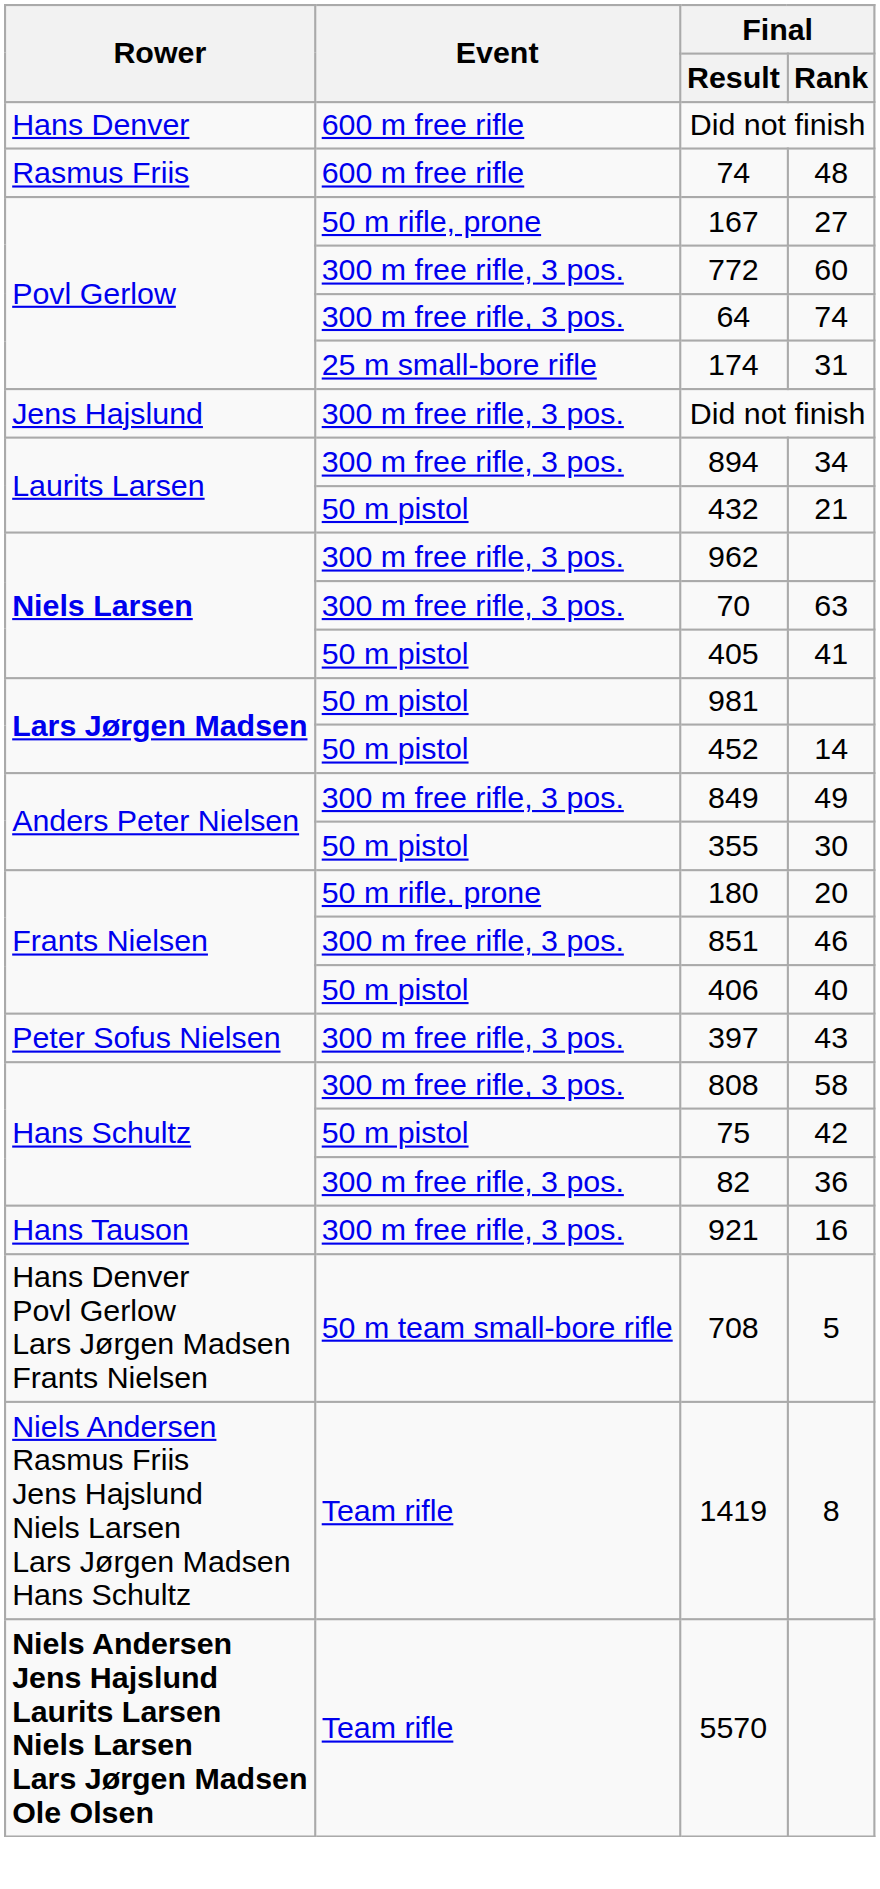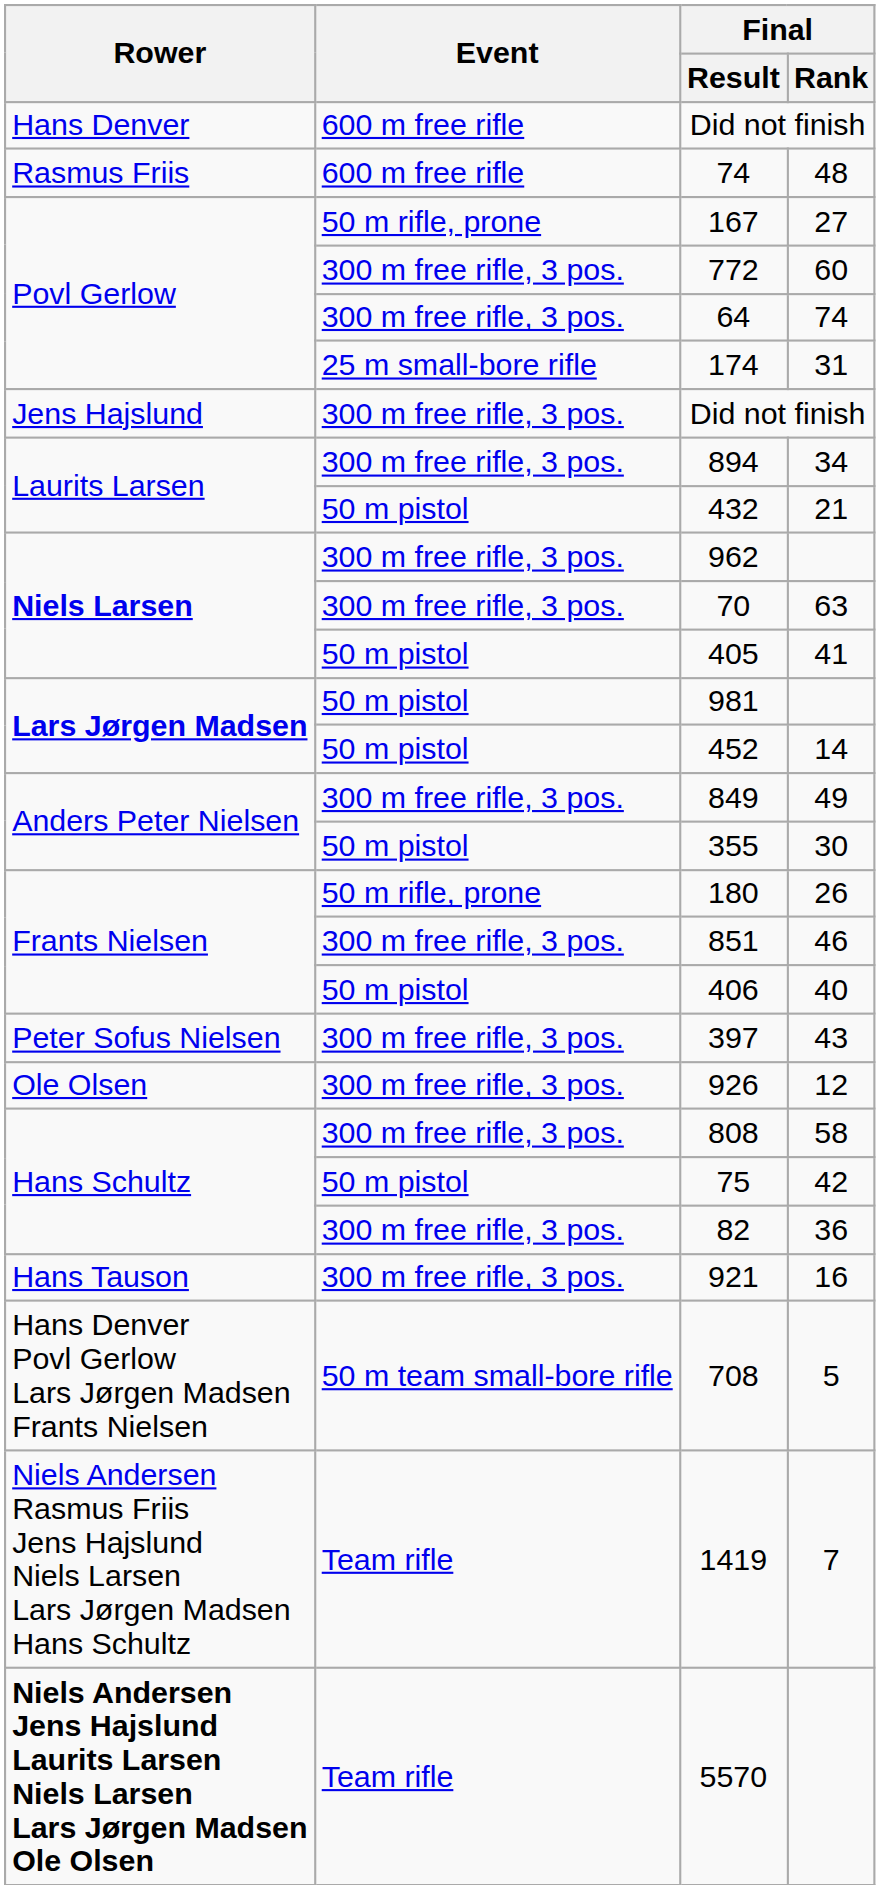(831, 893) 20 -> (831, 893) 26
+ row: (80, 1086)
(831, 1511) 8 -> (831, 1559) 7
